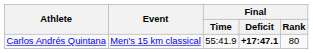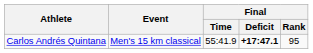(294, 42) 80 -> (294, 42) 95
